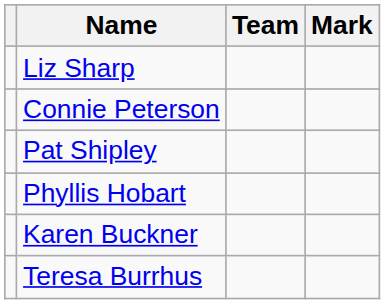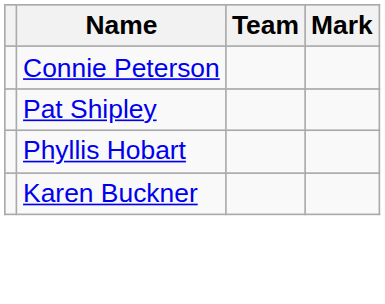- row: (79, 67)
- row: (113, 276)
